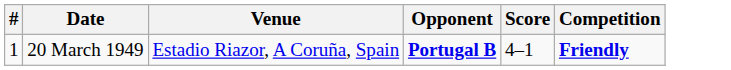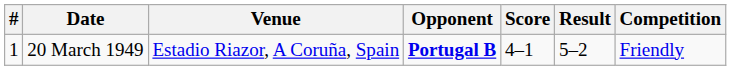+ column: (585, 19)
(594, 49) bold -> (652, 49) normal
